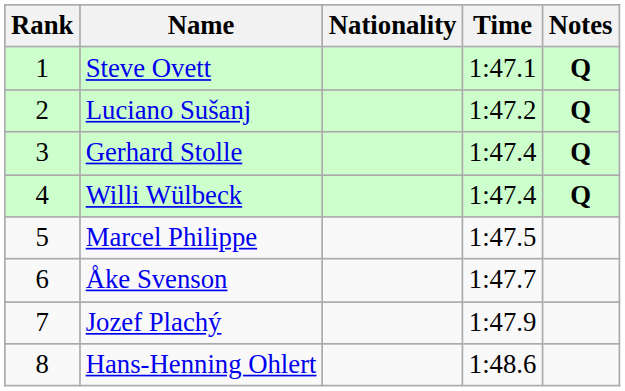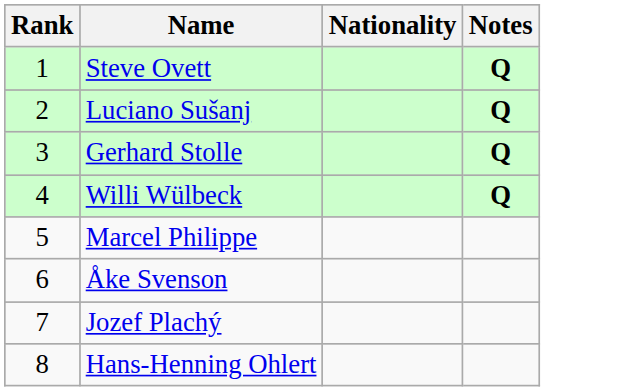- column: (503, 25)
